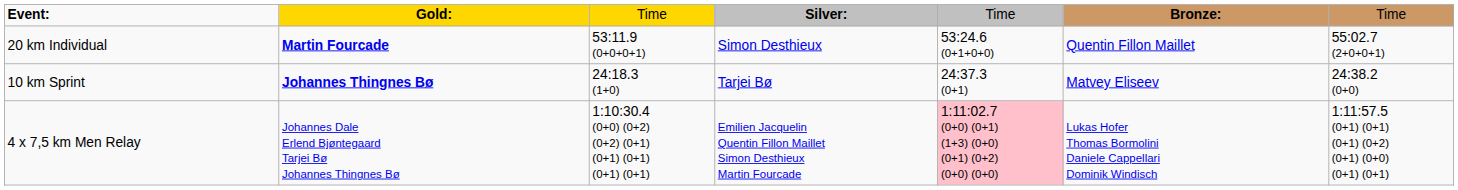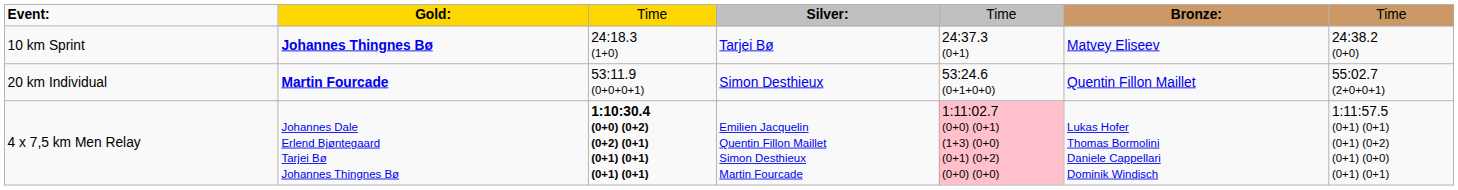rows swapped: (57, 44) <-> (46, 82)
(621, 142) normal -> (621, 142) bold
